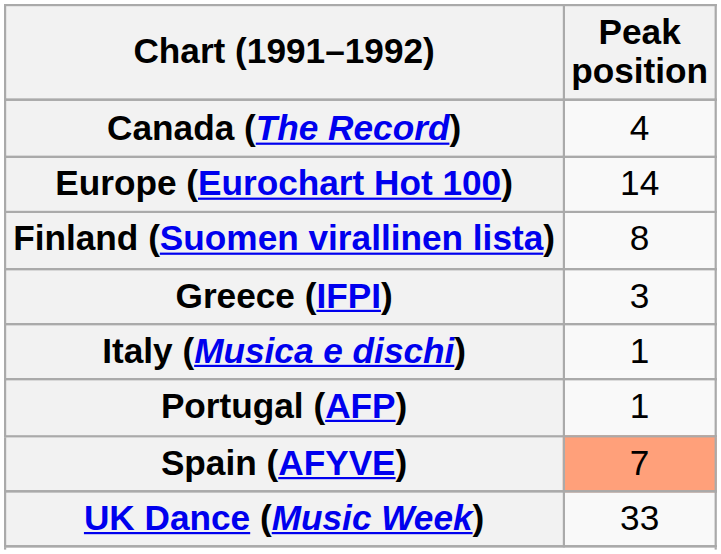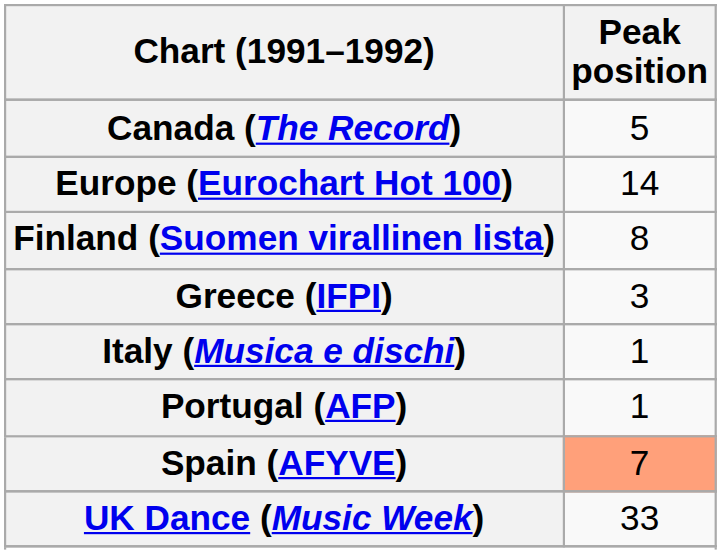(640, 127) 4 -> (640, 127) 5
